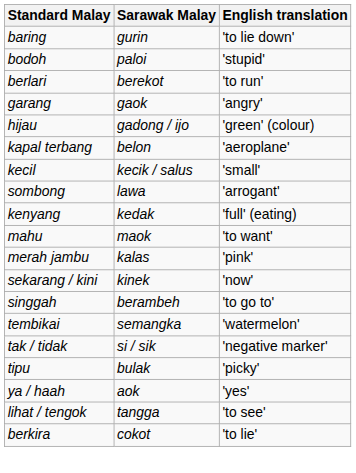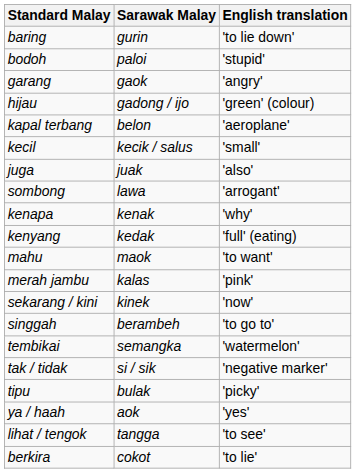- row: (27, 81)
+ row: (21, 170)
+ row: (30, 214)
